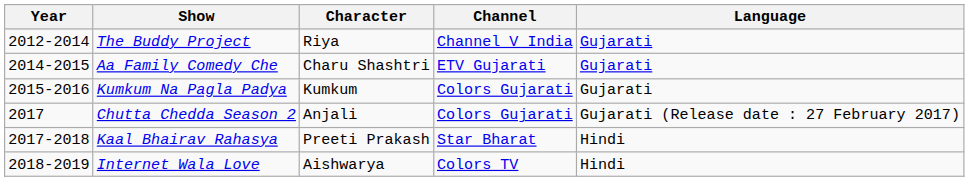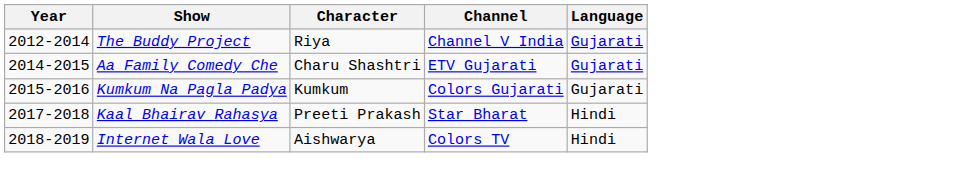- row: (196, 115)
